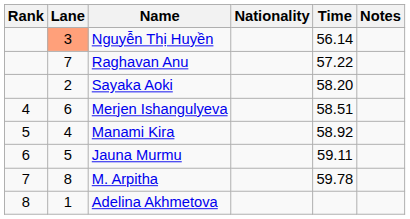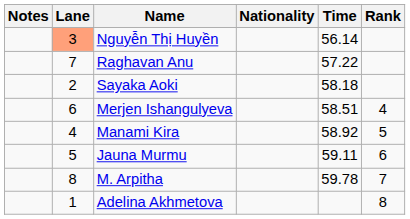columns swapped: (26, 16) <-> (381, 16)
(335, 86) 58.20 -> (340, 86) 58.18
